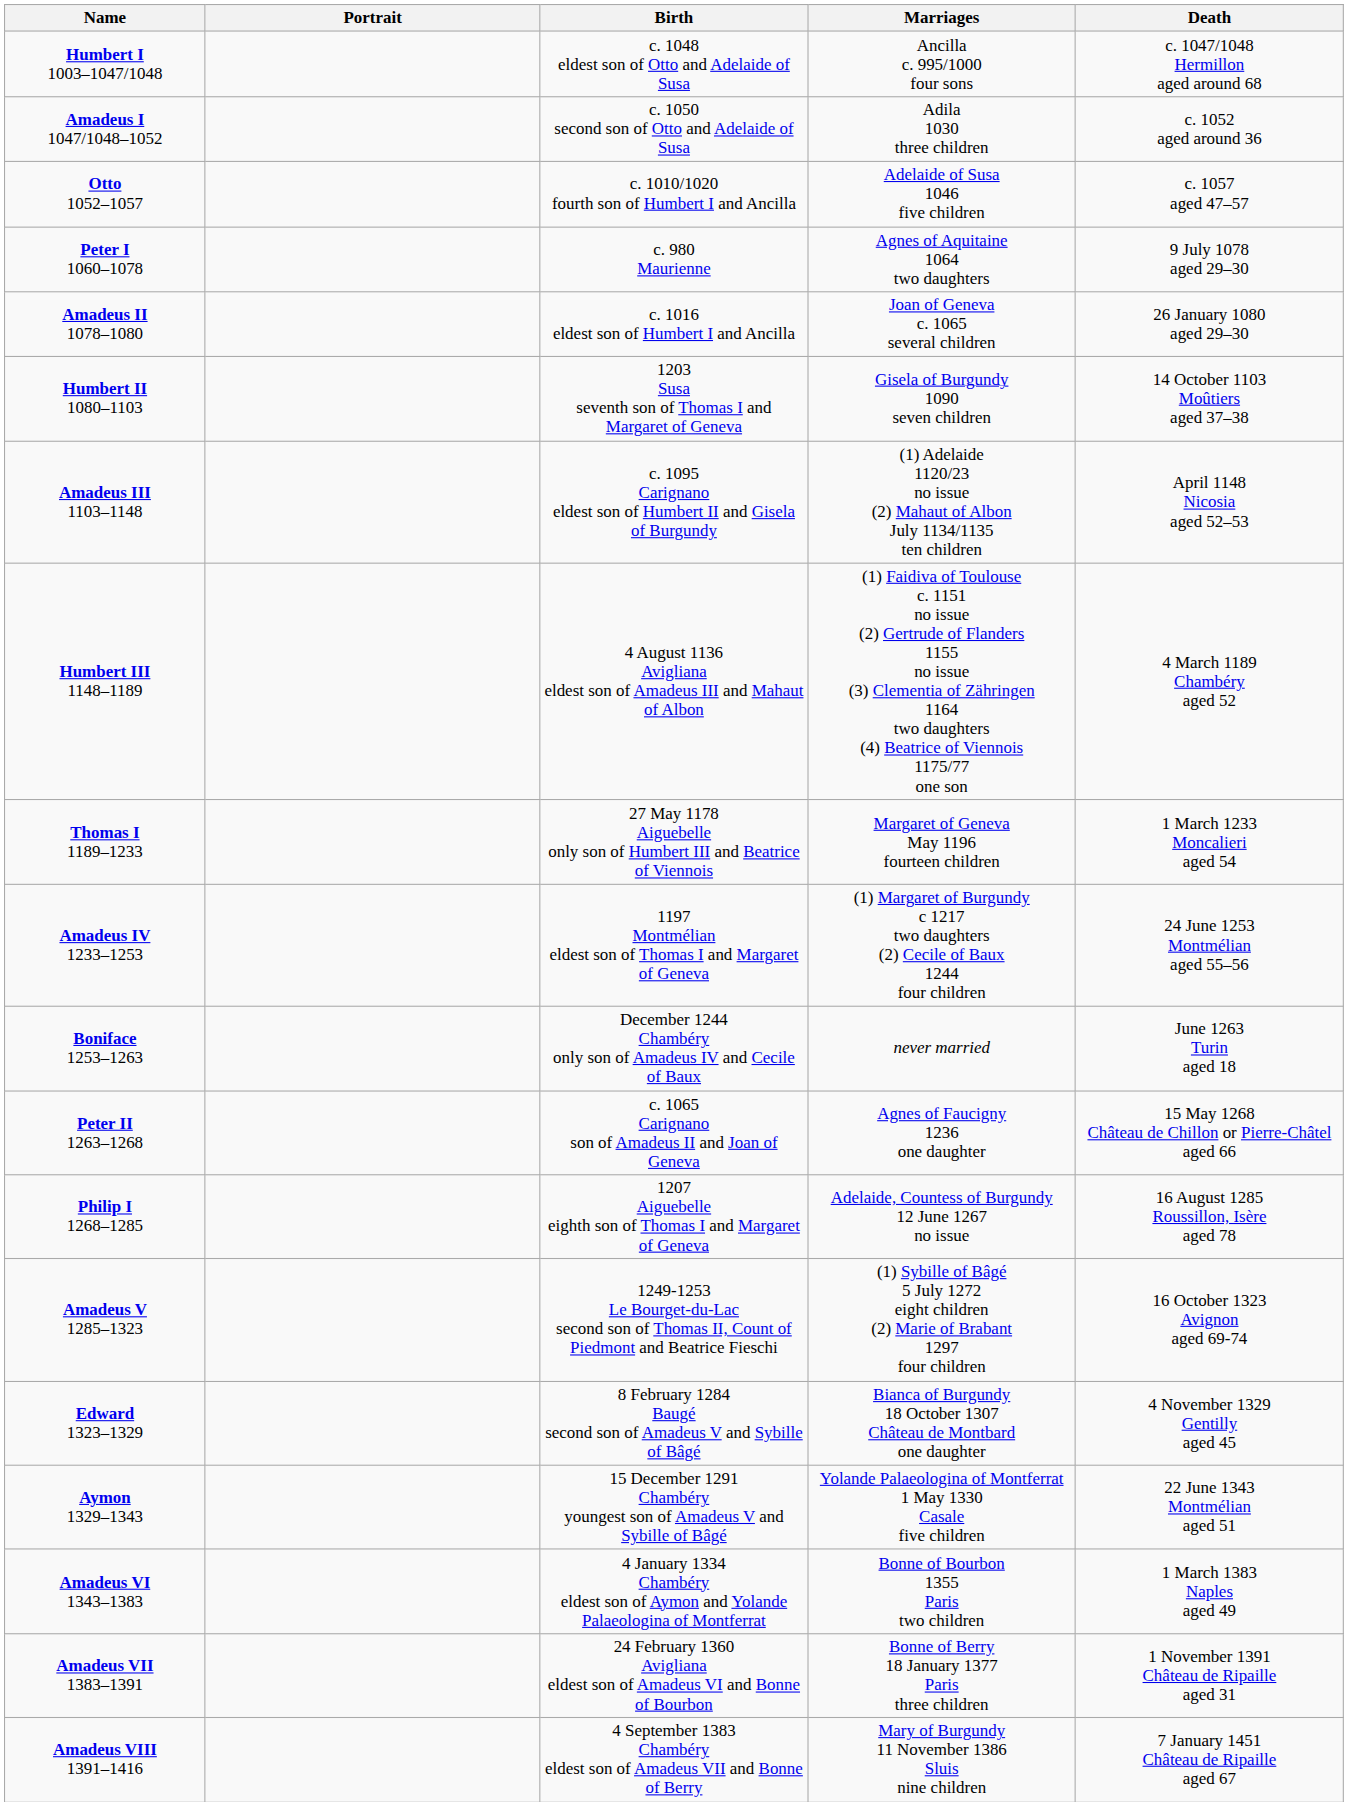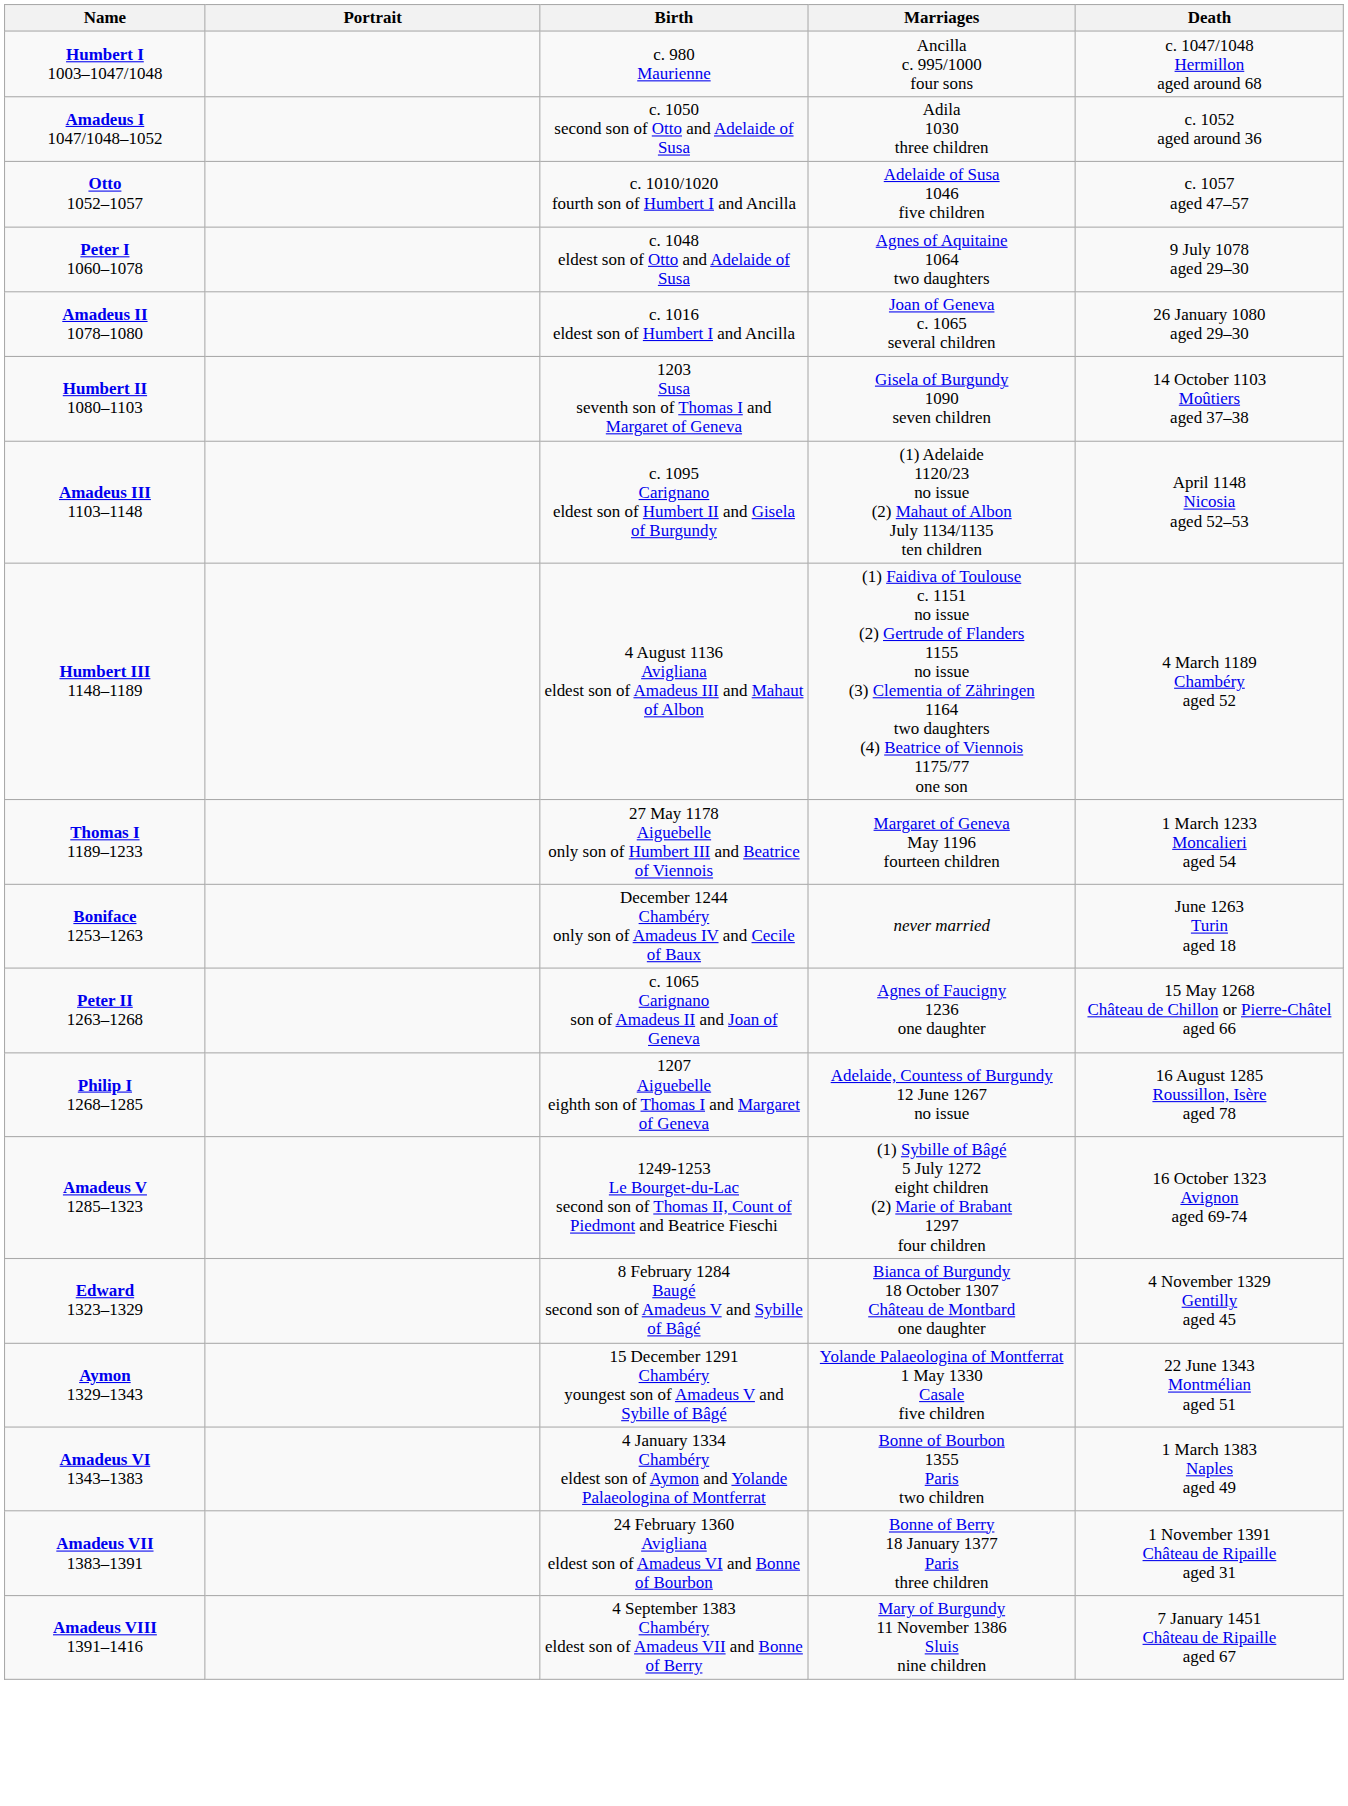(674, 63) c. 1048 eldest son of Otto and Adelaide of Susa -> (674, 63) c. 980 Maurienne
(674, 259) c. 980 Maurienne -> (674, 259) c. 1048 eldest son of Otto and Adelaide of Susa
- row: (105, 945)
